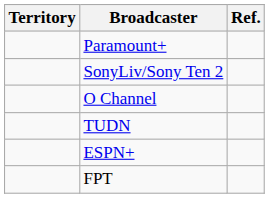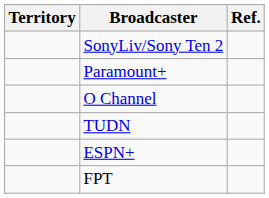rows swapped: (125, 44) <-> (153, 71)
